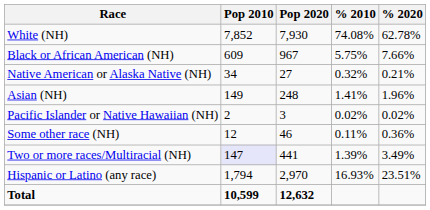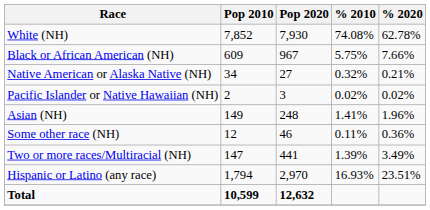rows swapped: (37, 94) <-> (113, 114)
(234, 154) lavender background -> (234, 154) no background
